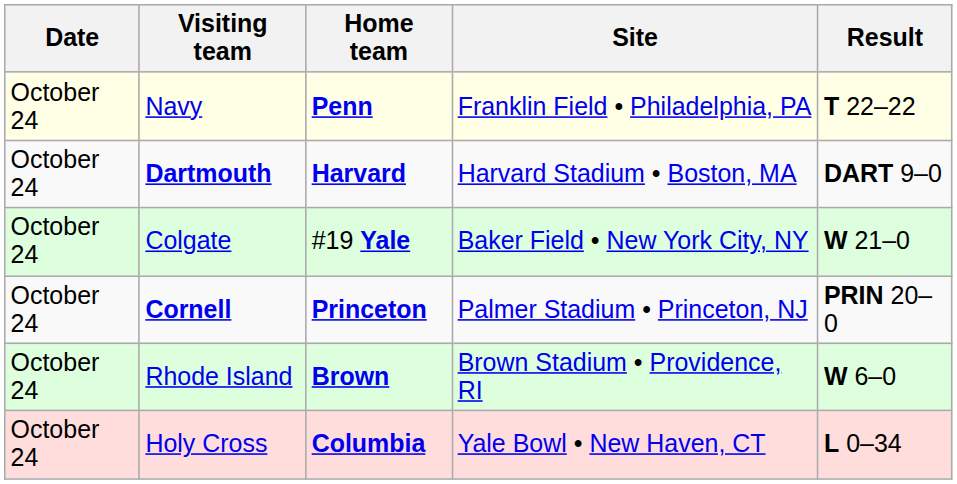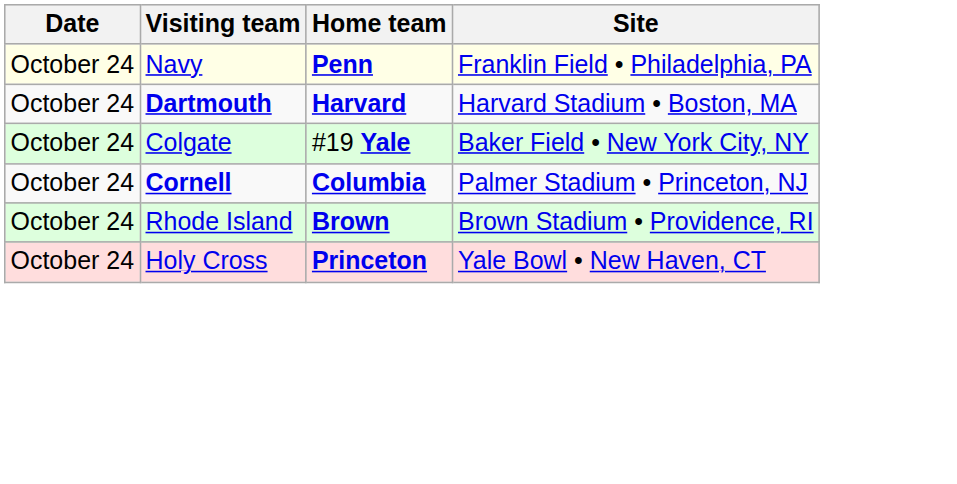- column: (885, 38)
(369, 308) Princeton -> (369, 182) Columbia
(369, 444) Columbia -> (369, 261) Princeton
